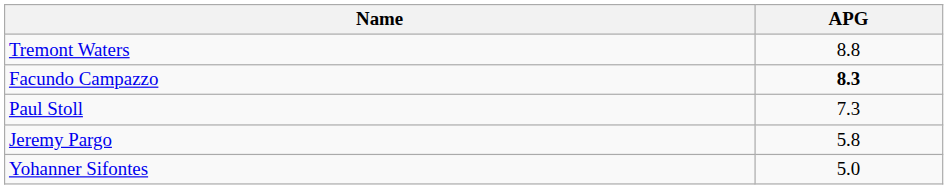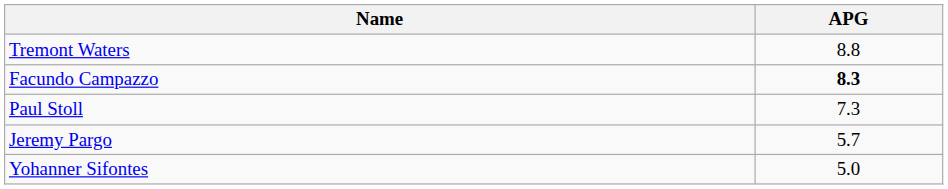(848, 139) 5.8 -> (848, 139) 5.7
